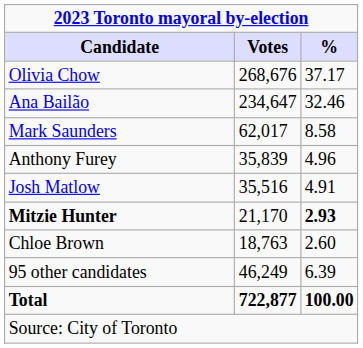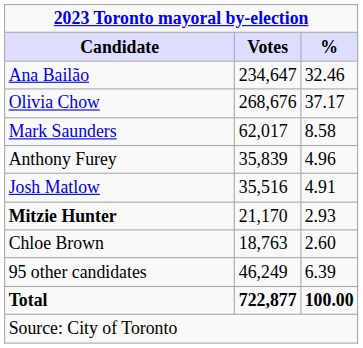rows swapped: (54, 74) <-> (49, 103)
(320, 215) bold -> (320, 215) normal
